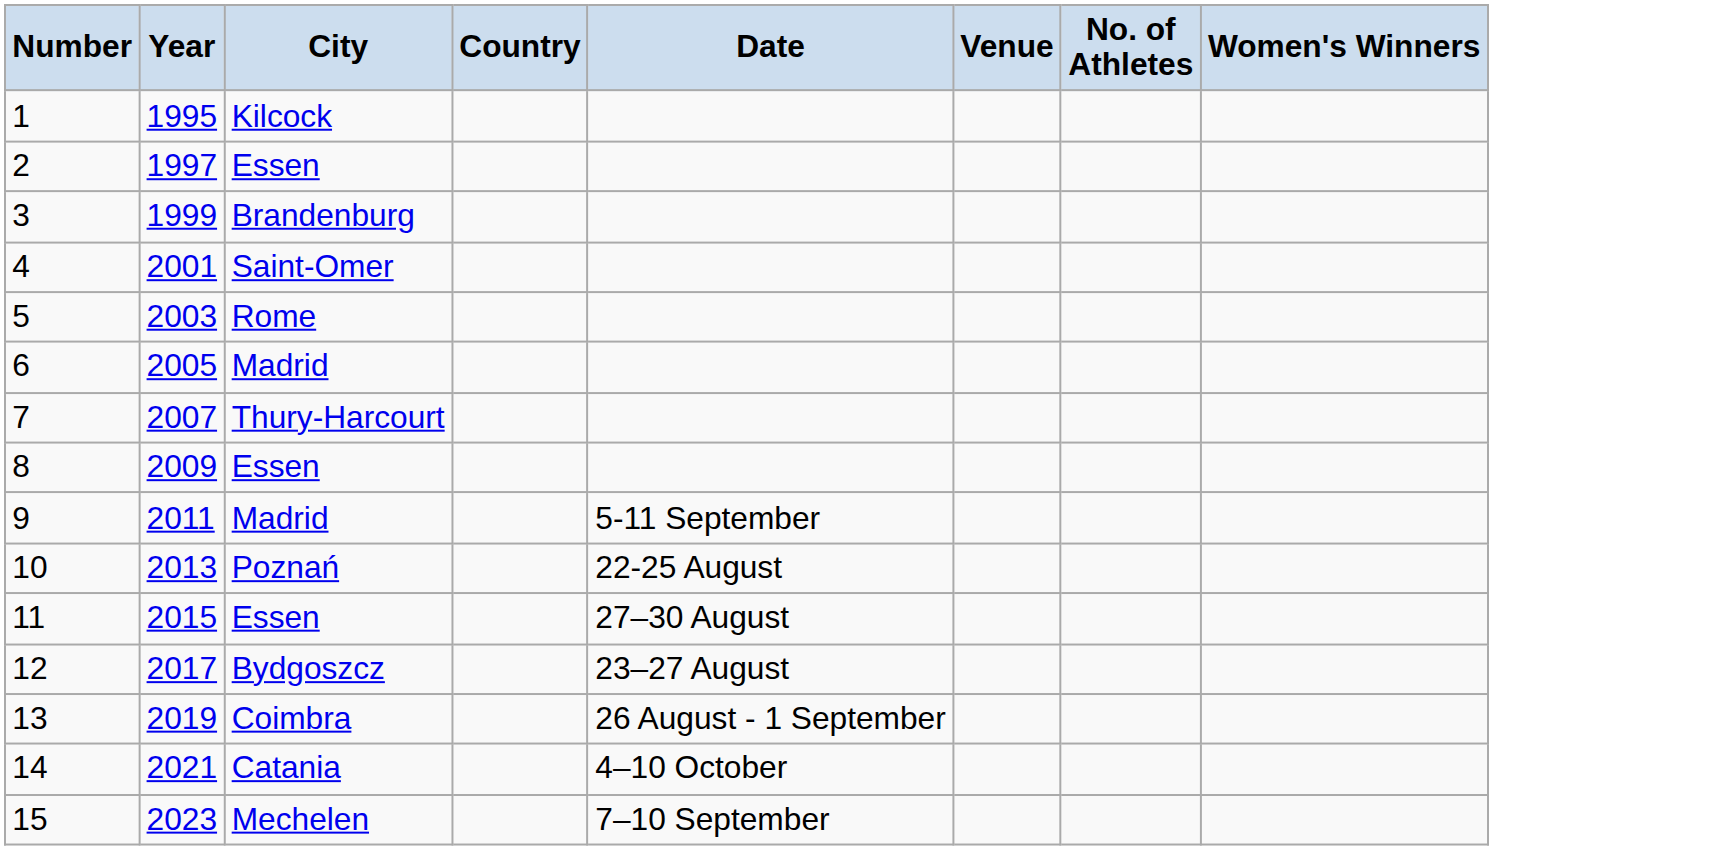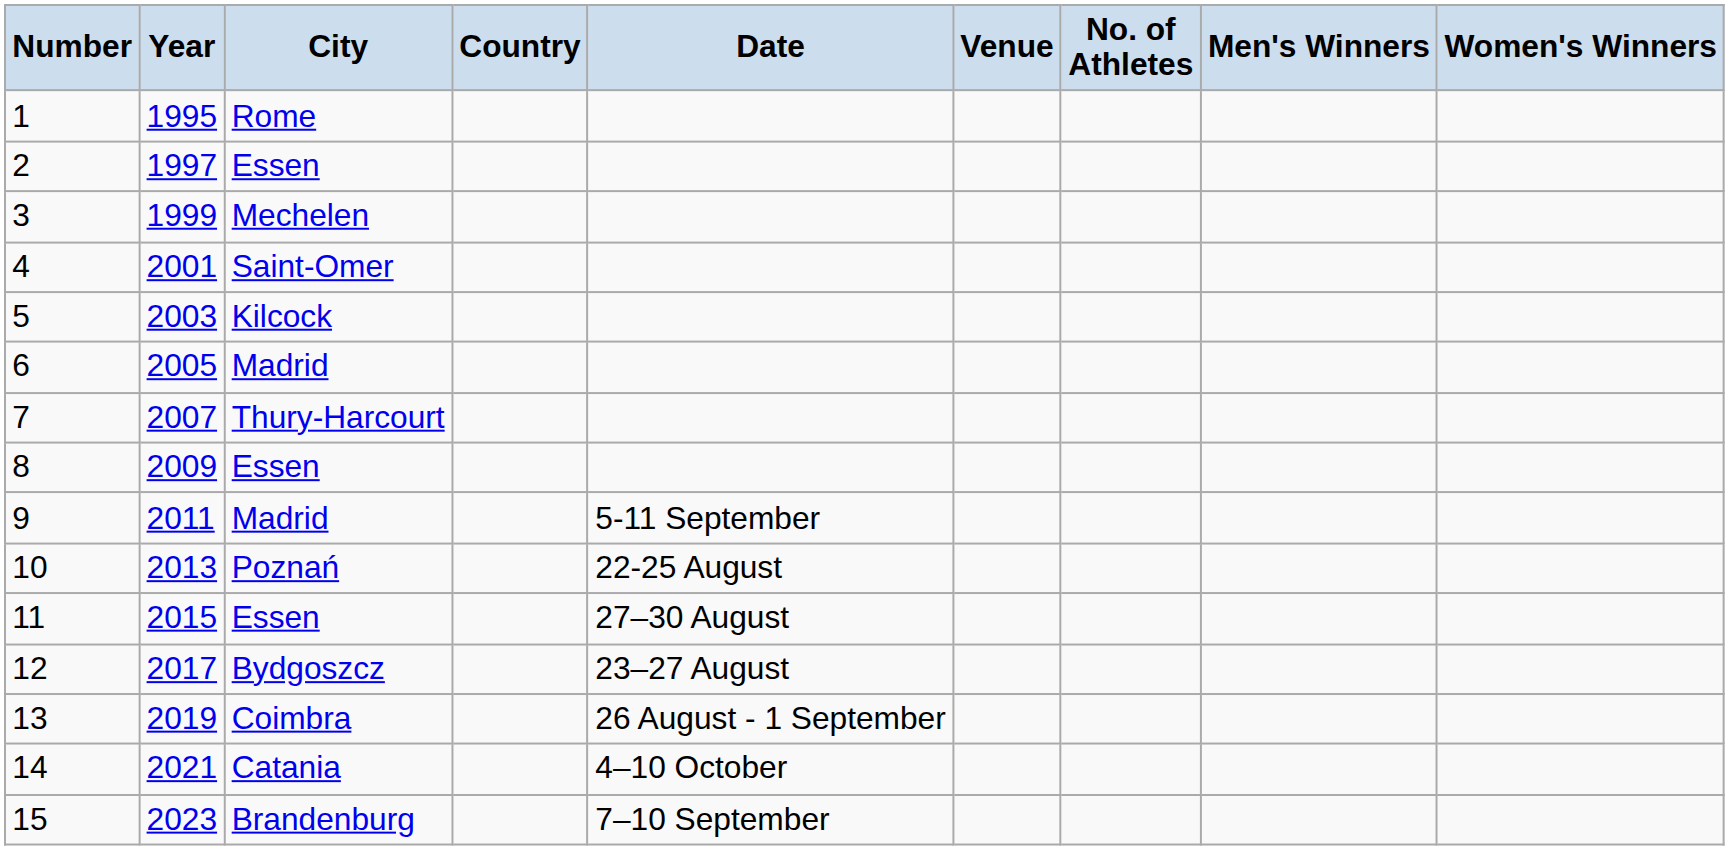+ column: (1319, 47)
(282, 115) Kilcock -> (274, 115) Rome
(323, 215) Brandenburg -> (300, 215) Mechelen
(274, 316) Rome -> (282, 316) Kilcock
(300, 818) Mechelen -> (323, 818) Brandenburg
